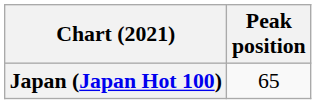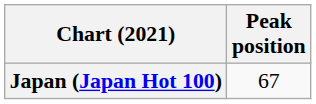(269, 80) 65 -> (269, 80) 67
